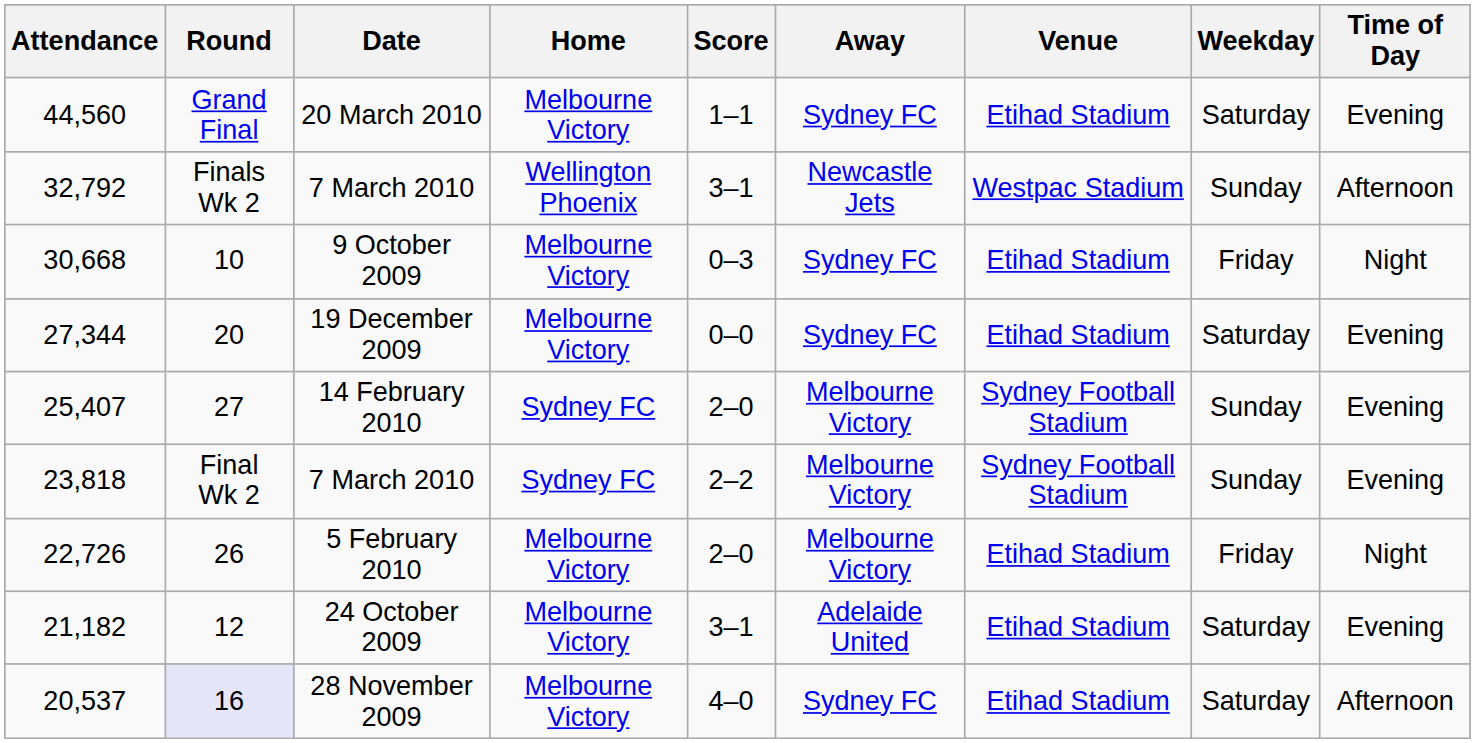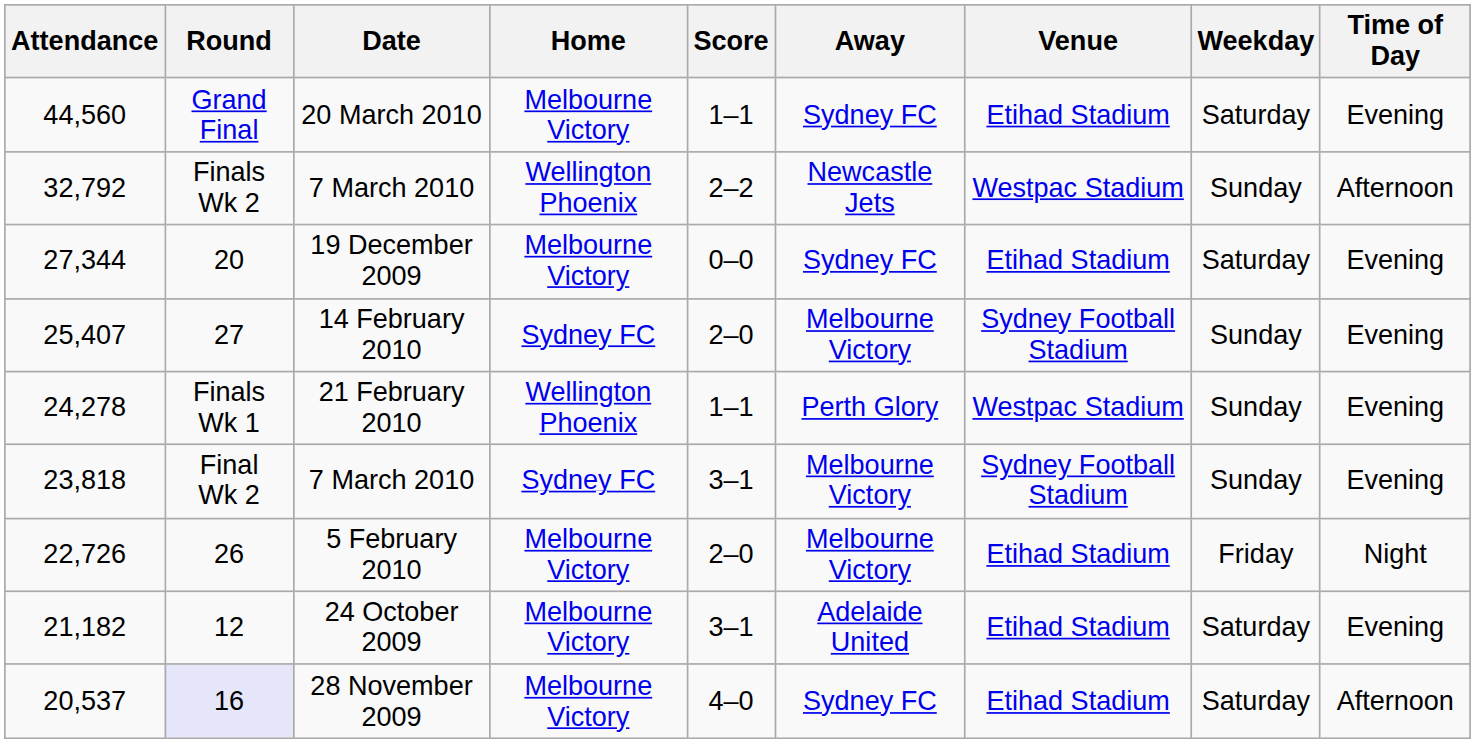(731, 187) 3–1 -> (731, 187) 2–2
- row: (85, 261)
+ row: (85, 407)
(731, 480) 2–2 -> (731, 480) 3–1
